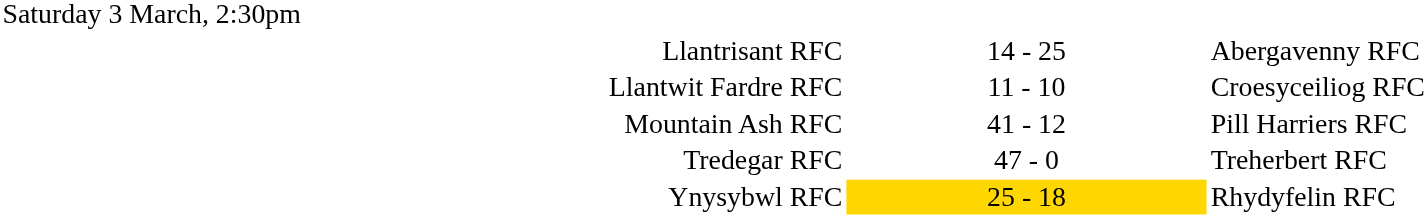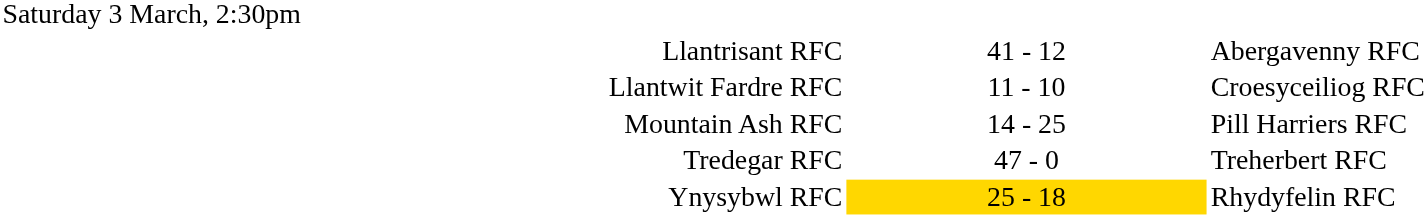(1027, 50) 14 - 25 -> (1027, 50) 41 - 12
(1027, 123) 41 - 12 -> (1027, 123) 14 - 25
